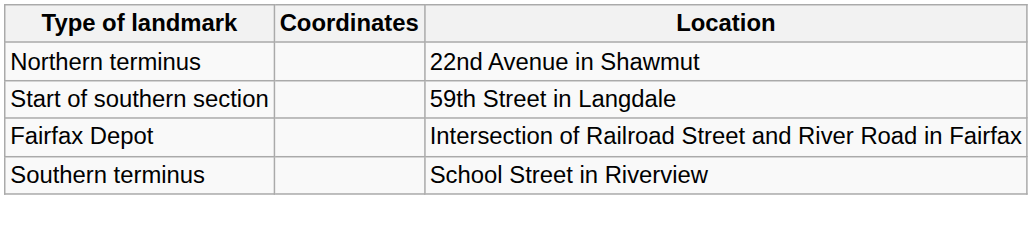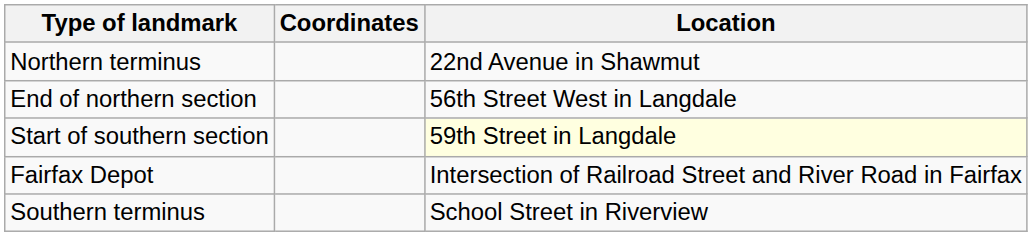+ row: (133, 99)
(553, 99) no background -> (553, 136) lightyellow background
